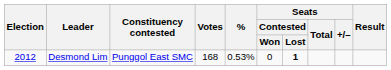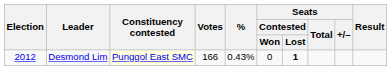(152, 57) no background -> (152, 57) lightyellow background
(210, 57) 168 -> (210, 57) 166
(241, 57) 0.53% -> (241, 57) 0.43%
